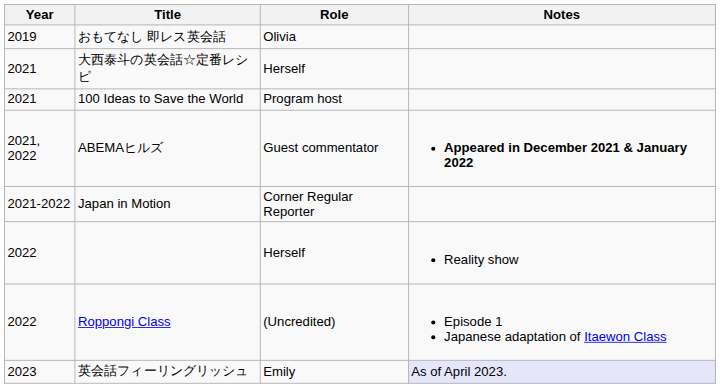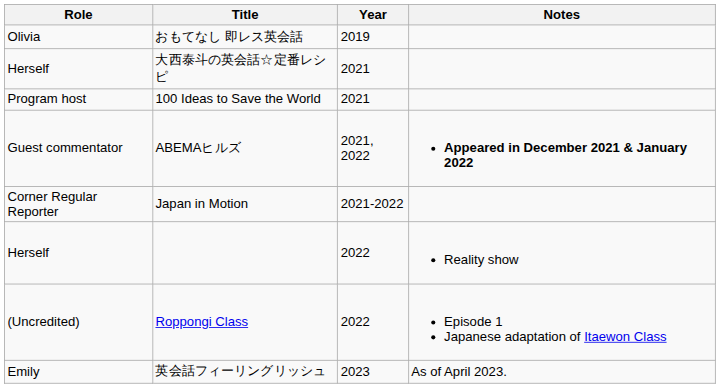columns swapped: (40, 14) <-> (334, 14)
(459, 372) lavender background -> (459, 372) no background
